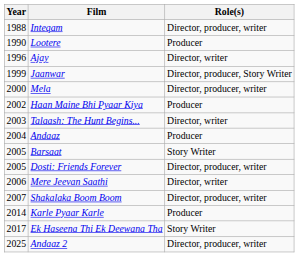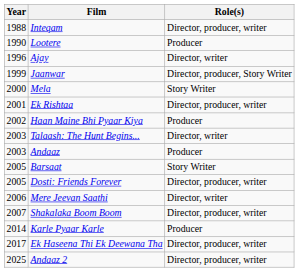(217, 89) Director, producer, writer -> (191, 89) Story Writer
+ row: (52, 105)
(16, 136) 2004 -> (16, 151) 2003
(191, 228) Story Writer -> (217, 244) Director, producer, writer
